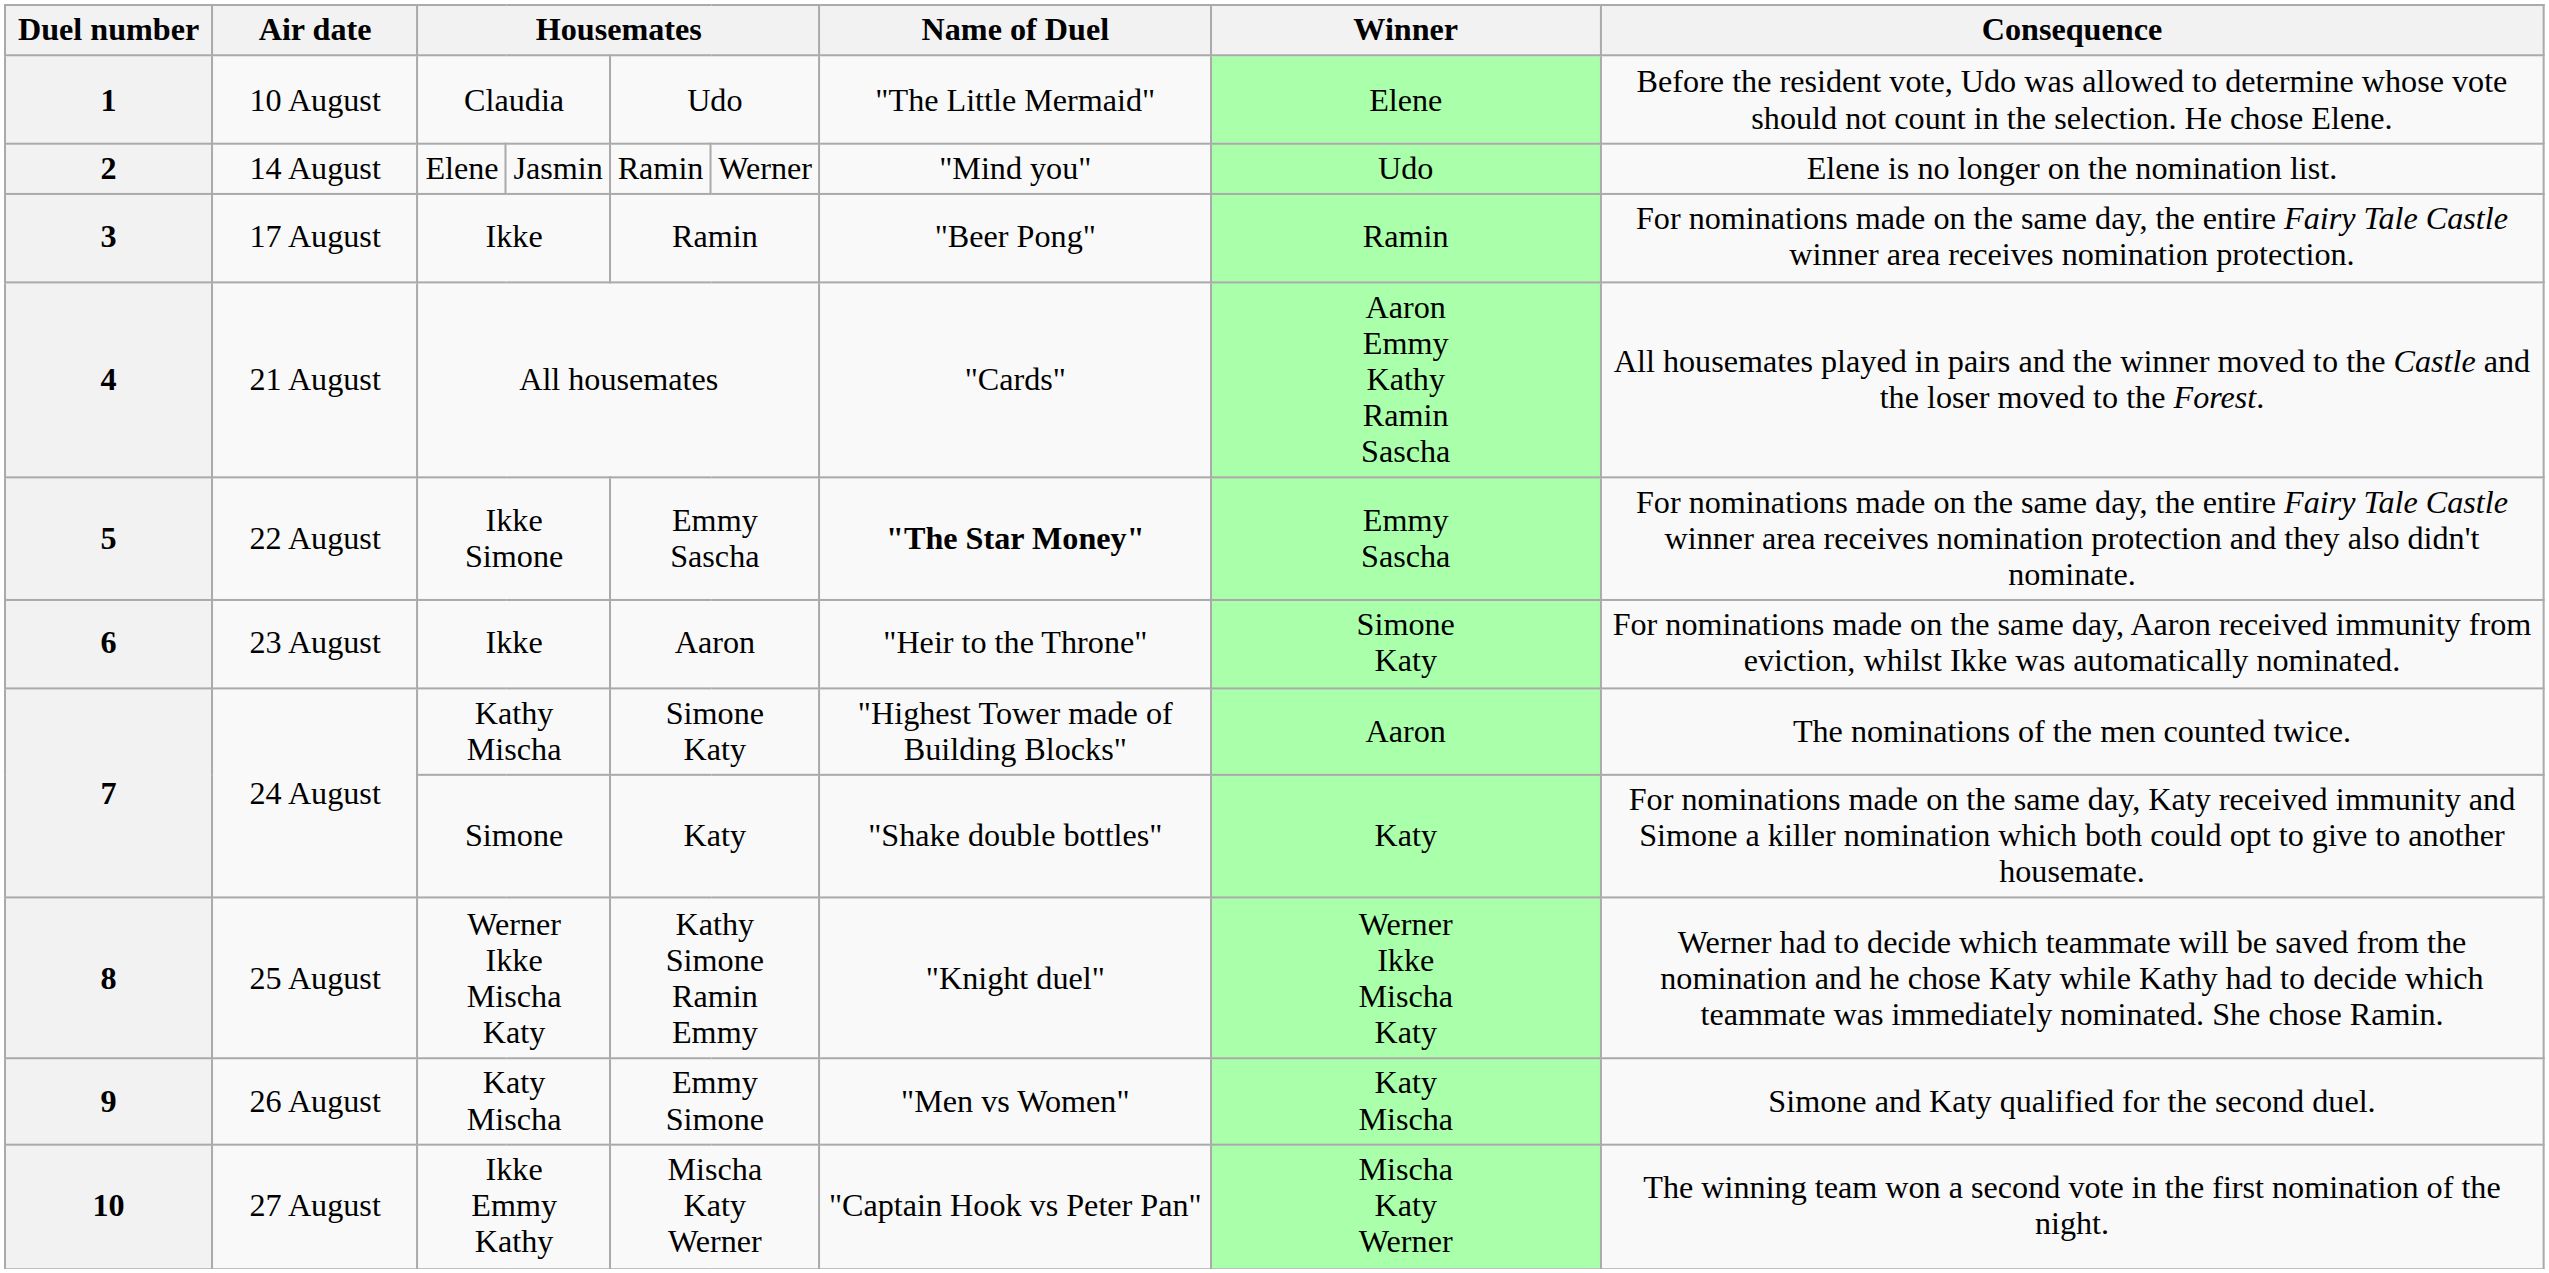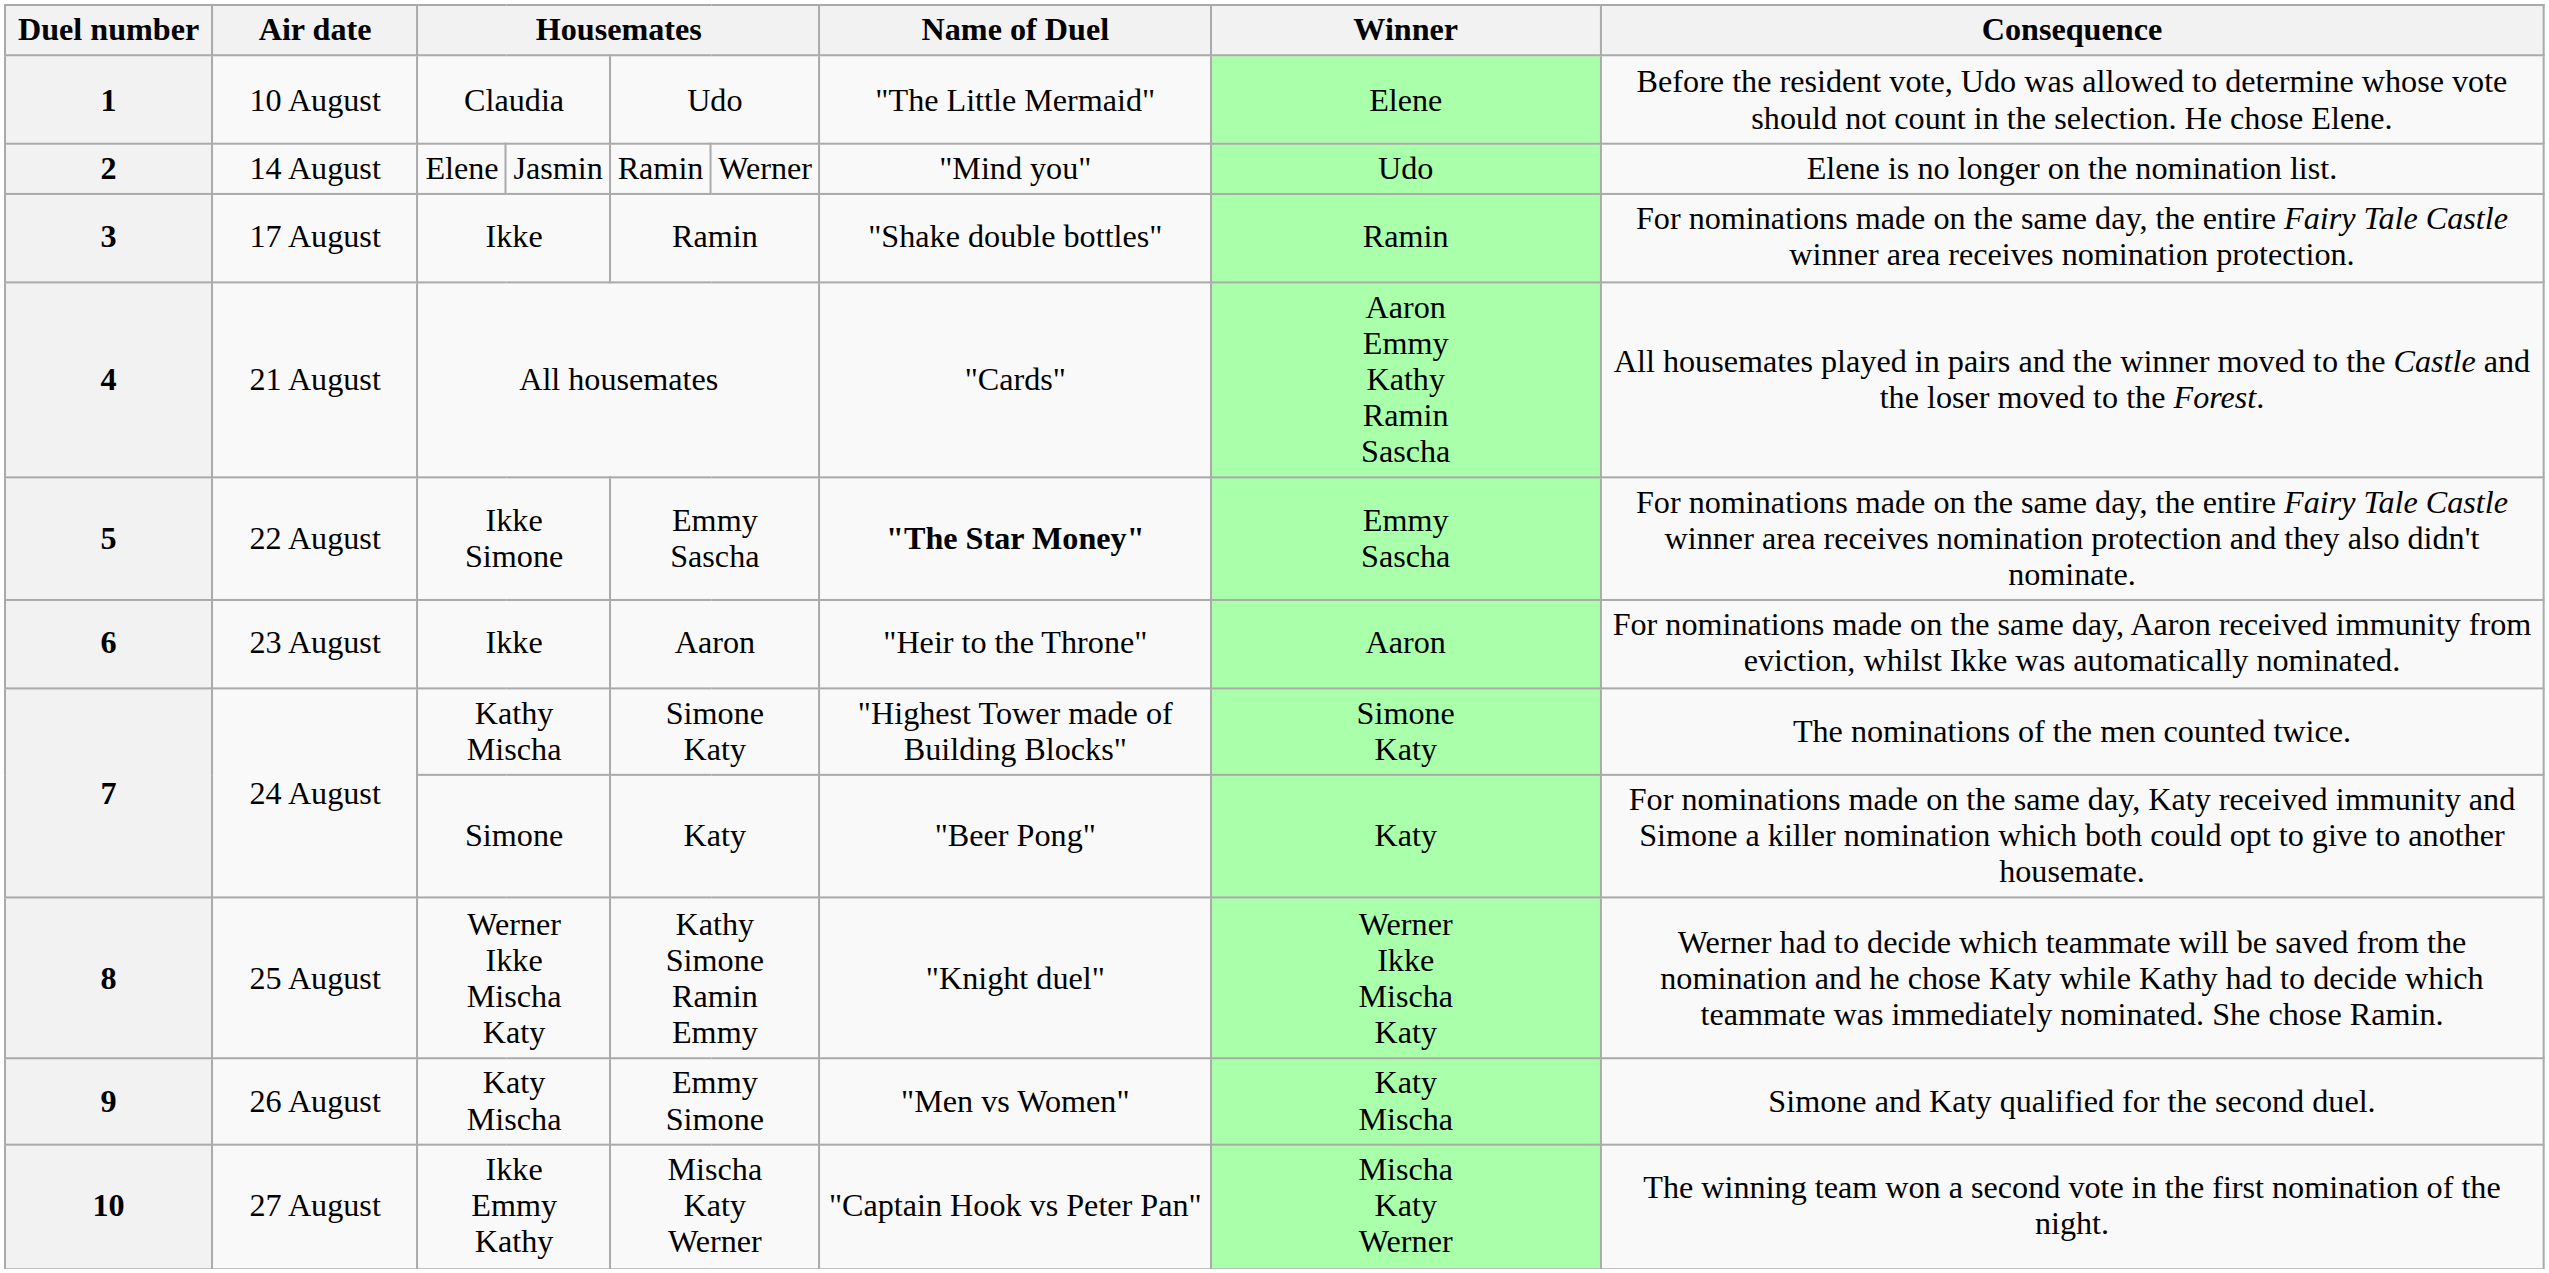(1015, 237) "Beer Pong" -> (1015, 237) "Shake double bottles"
(1406, 643) Simone Katy -> (1406, 643) Aaron
(1406, 730) Aaron -> (1406, 730) Simone Katy
(1015, 836) "Shake double bottles" -> (1015, 836) "Beer Pong"
